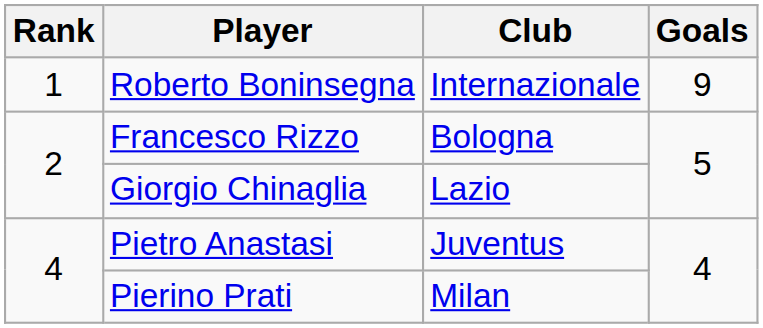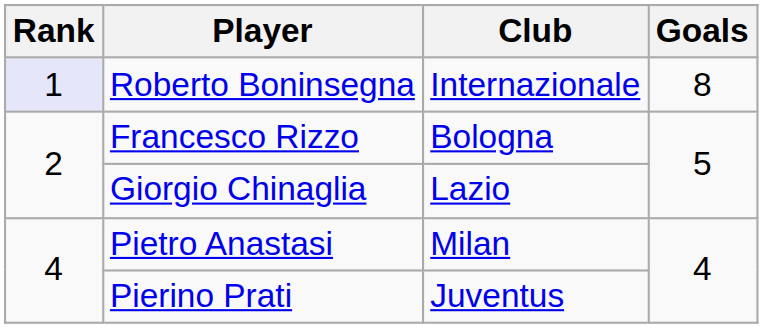(54, 84) no background -> (54, 84) lavender background
(702, 84) 9 -> (702, 84) 8
(497, 243) Juventus -> (470, 243) Milan
(470, 296) Milan -> (497, 296) Juventus
